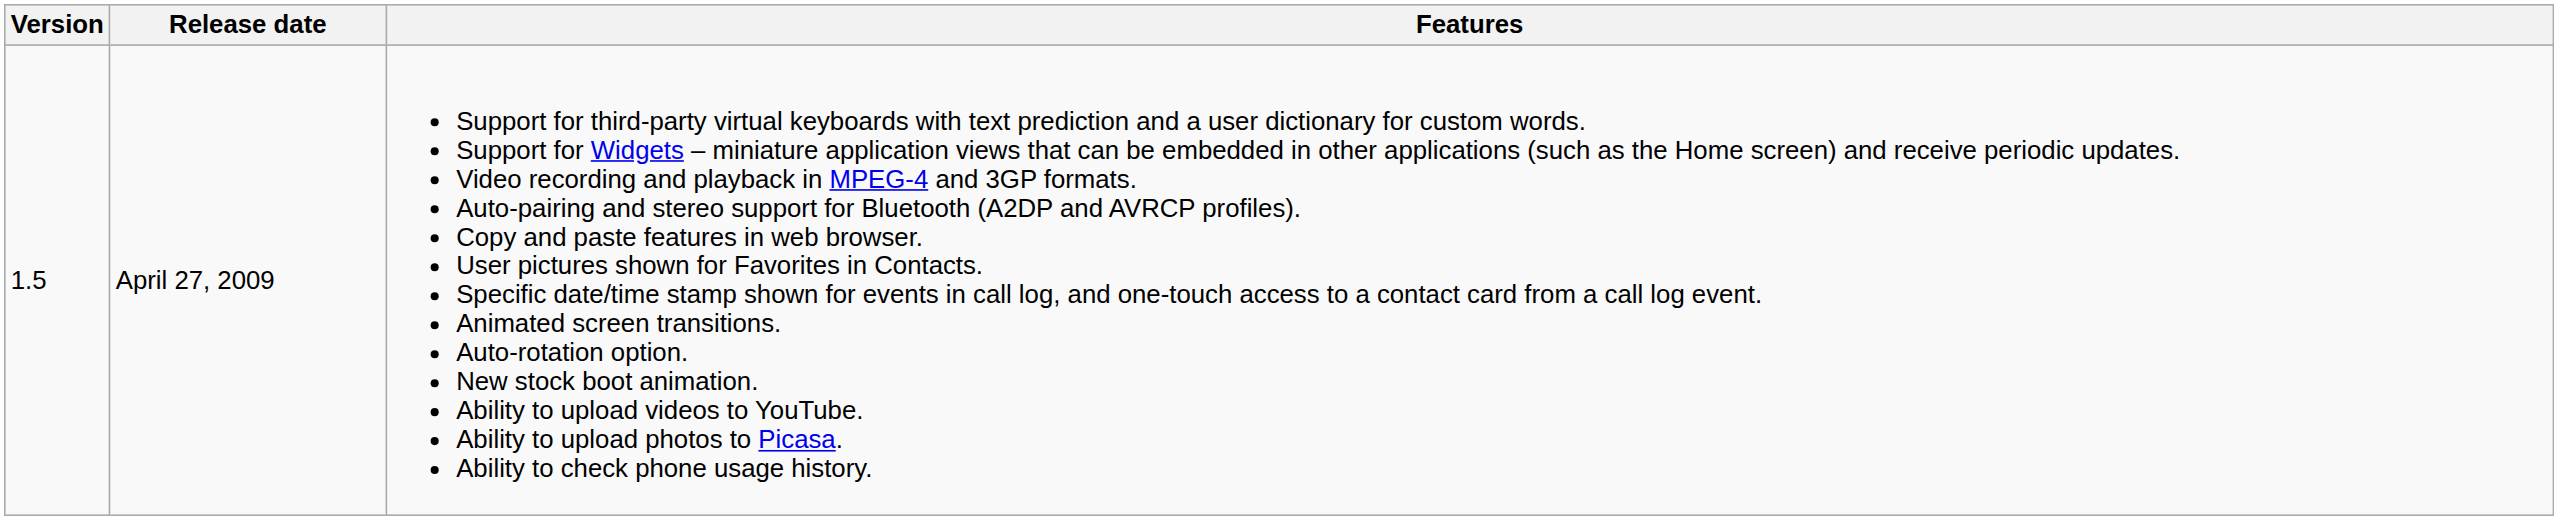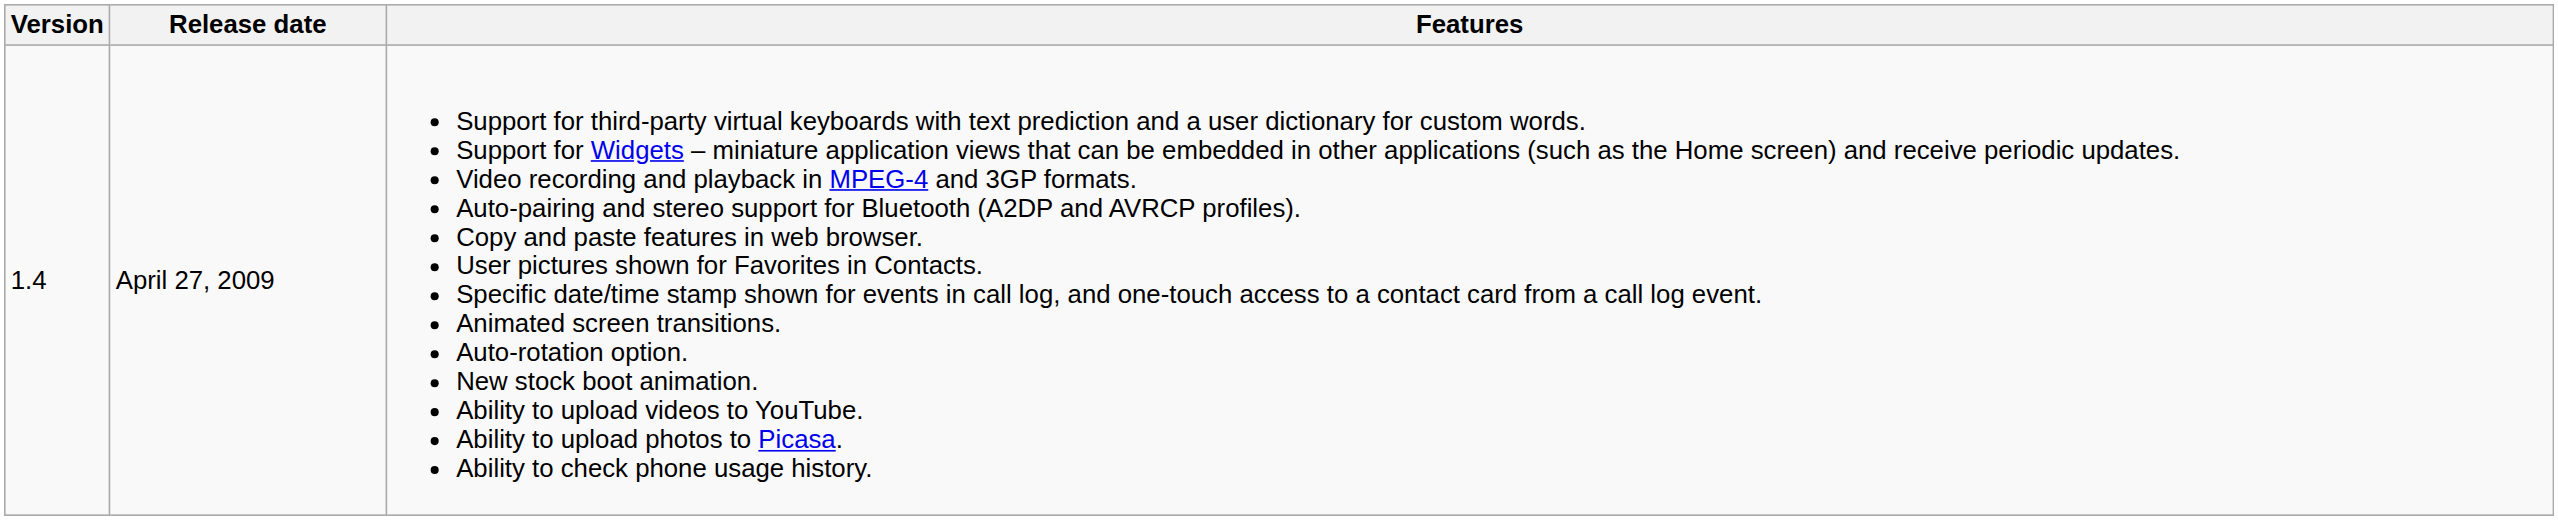(29, 279) 1.5 -> (29, 279) 1.4
